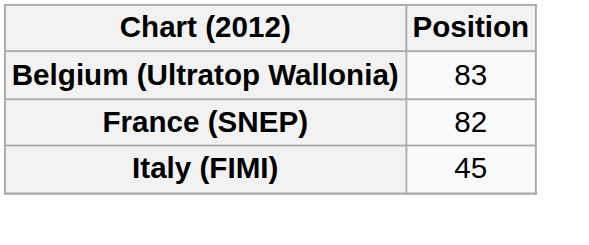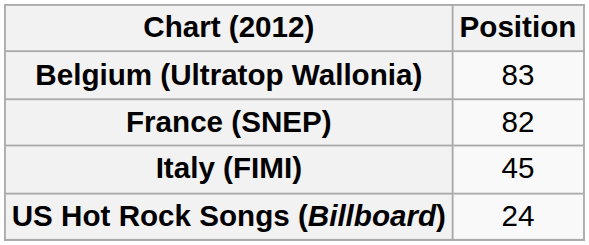+ row: (229, 215)
